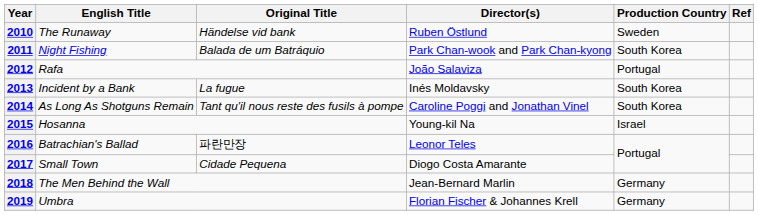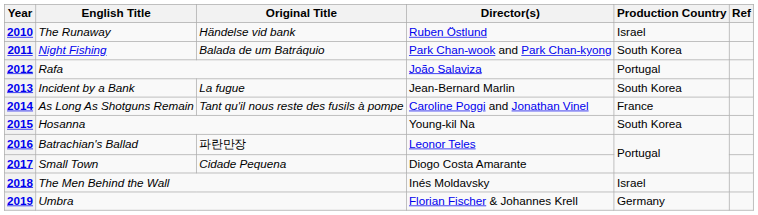(638, 32) Sweden -> (631, 32) Israel
(449, 87) Inés Moldavsky -> (462, 87) Jean-Bernard Marlin
(649, 106) South Korea -> (635, 106) France
(631, 124) Israel -> (649, 124) South Korea
(462, 182) Jean-Bernard Marlin -> (449, 182) Inés Moldavsky
(641, 182) Germany -> (631, 182) Israel
